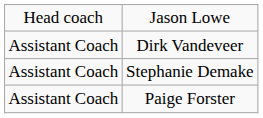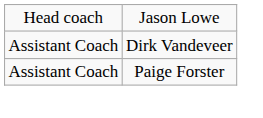- row: (190, 71)
